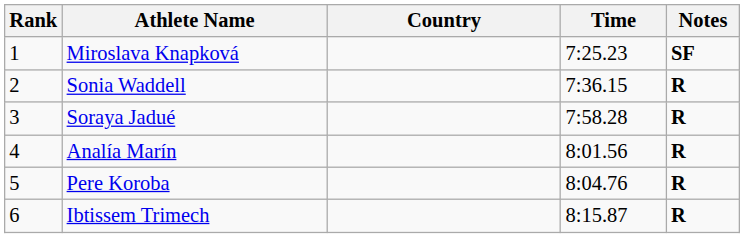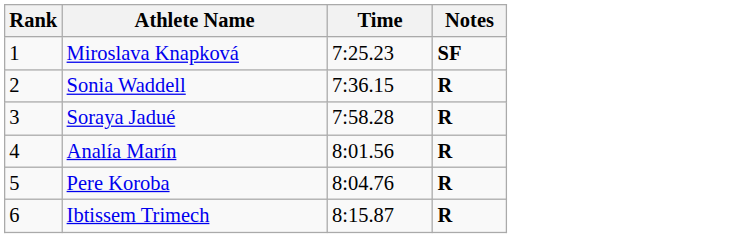- column: (444, 20)
